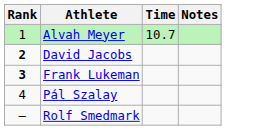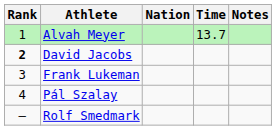+ column: (168, 15)
(160, 35) 10.7 -> (211, 35) 13.7
(22, 75) bold -> (22, 75) normal
